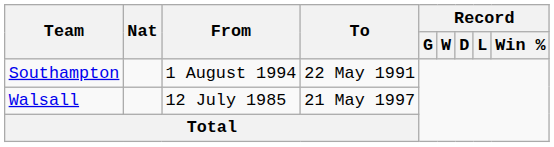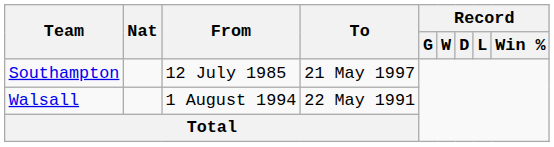(231, 73) 1 August 1994 -> (226, 73) 12 July 1985
(360, 73) 22 May 1991 -> (360, 73) 21 May 1997
(226, 100) 12 July 1985 -> (231, 100) 1 August 1994
(360, 100) 21 May 1997 -> (360, 100) 22 May 1991
